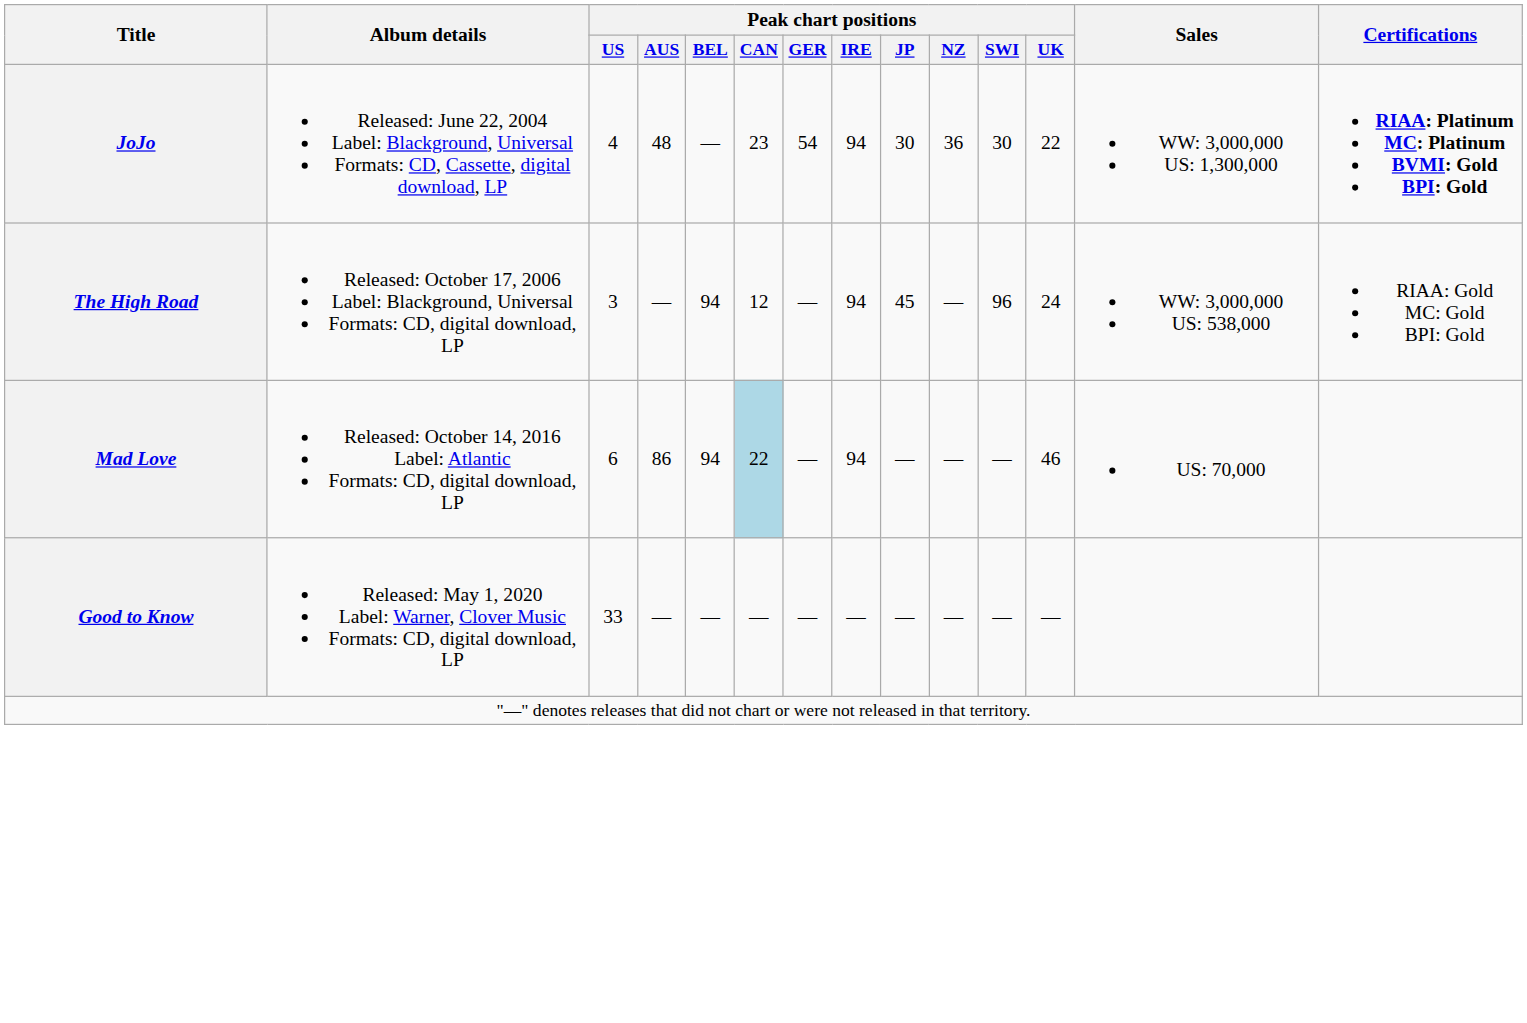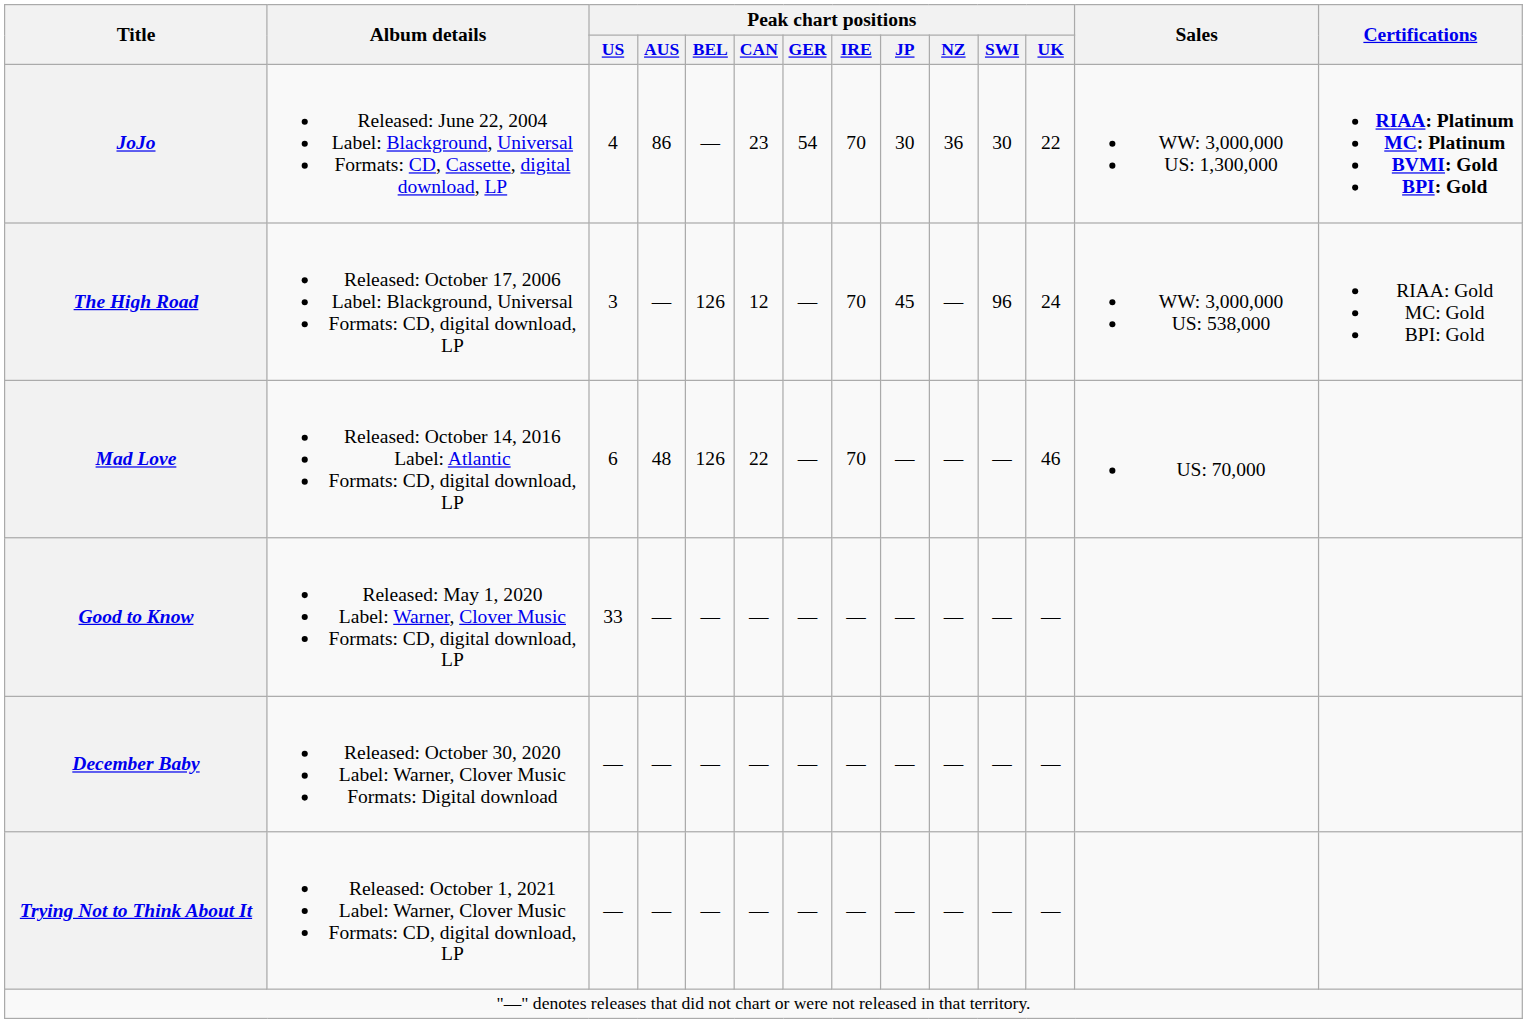(662, 143) 48 -> (662, 143) 86
(856, 143) 94 -> (856, 143) 70
(710, 301) 94 -> (710, 301) 126
(856, 301) 94 -> (856, 301) 70
(662, 459) 86 -> (662, 459) 48
(710, 459) 94 -> (710, 459) 126
(759, 459) lightblue background -> (759, 459) no background
(856, 459) 94 -> (856, 459) 70
+ row: (136, 763)
+ row: (136, 910)
